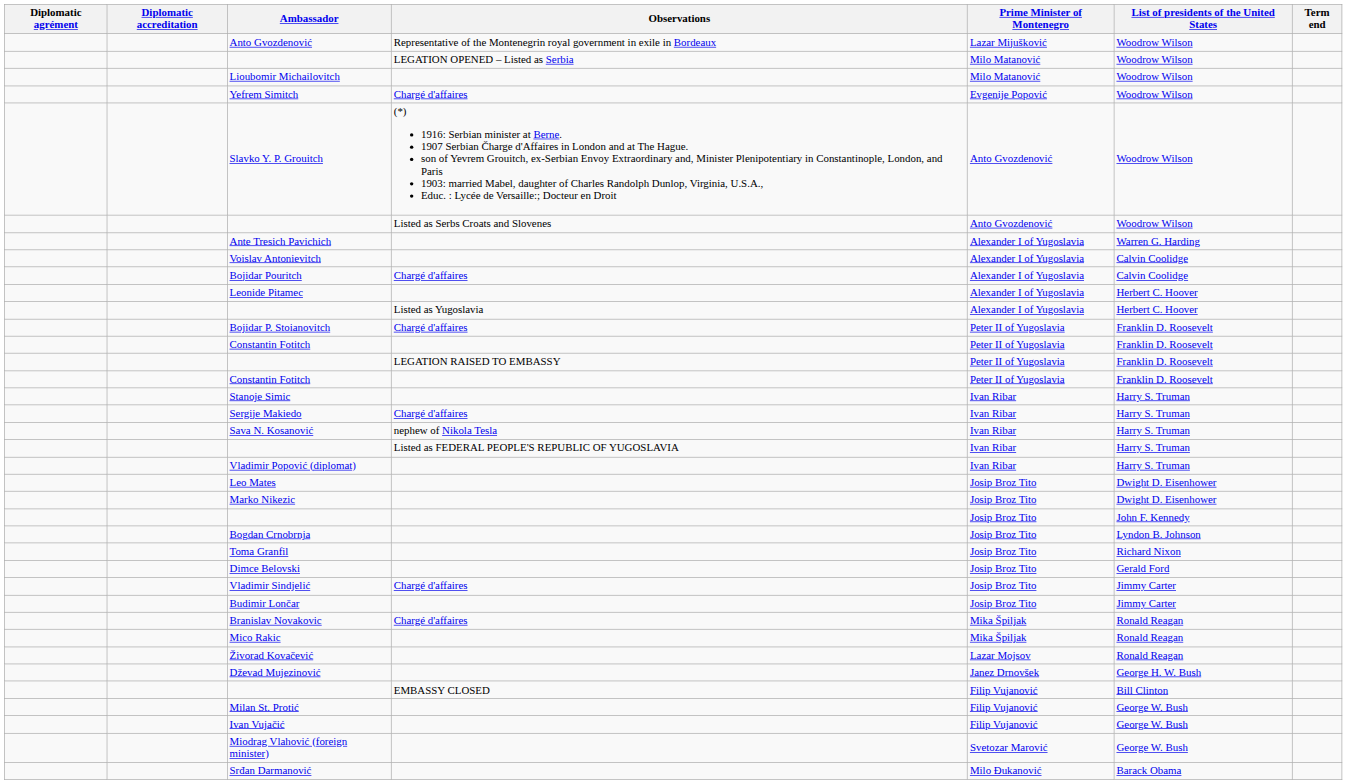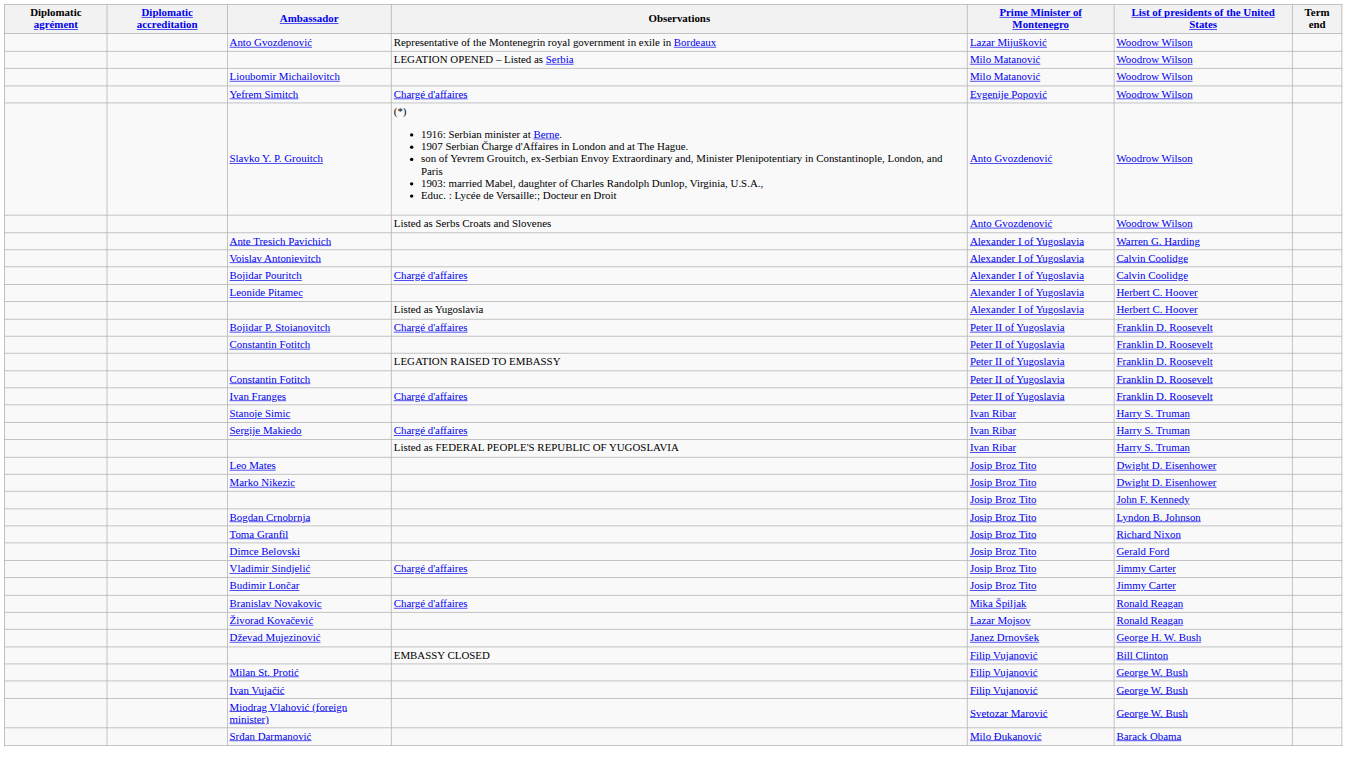+ row: (258, 396)
- row: (271, 431)
- row: (293, 465)
- row: (255, 638)
